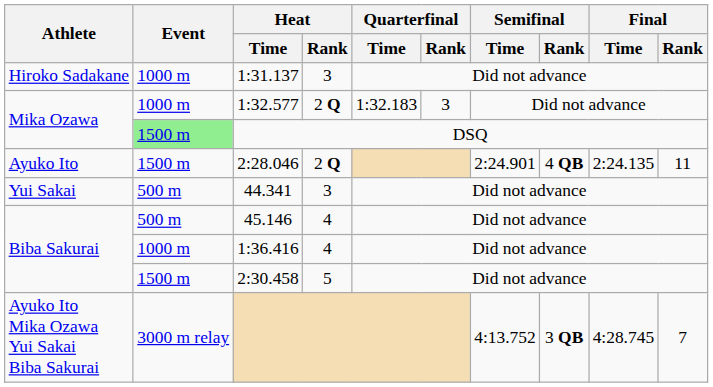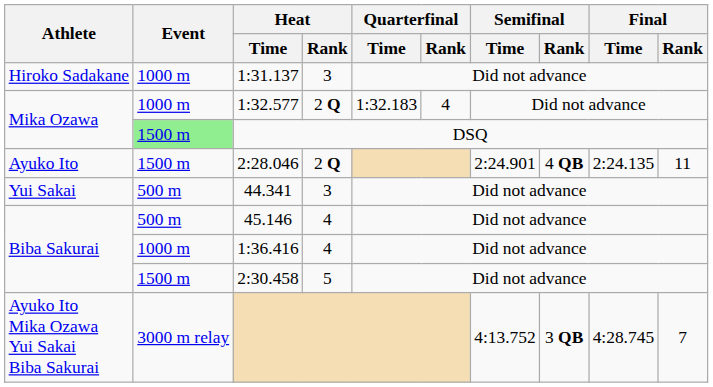(446, 105) 3 -> (446, 105) 4
